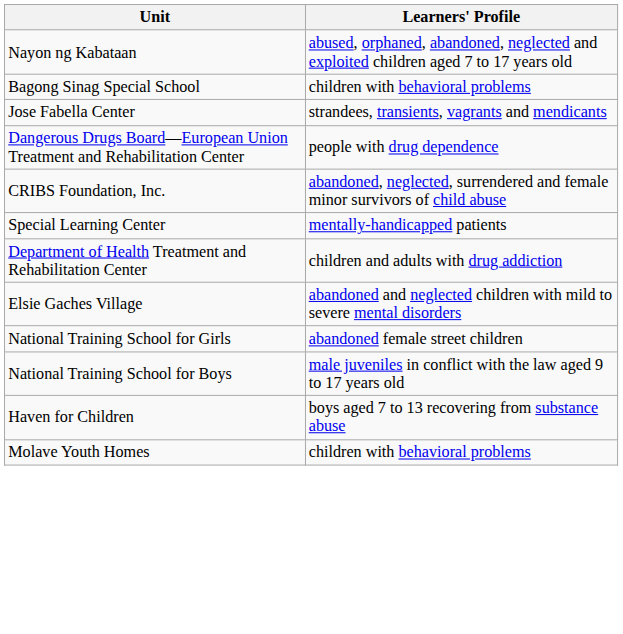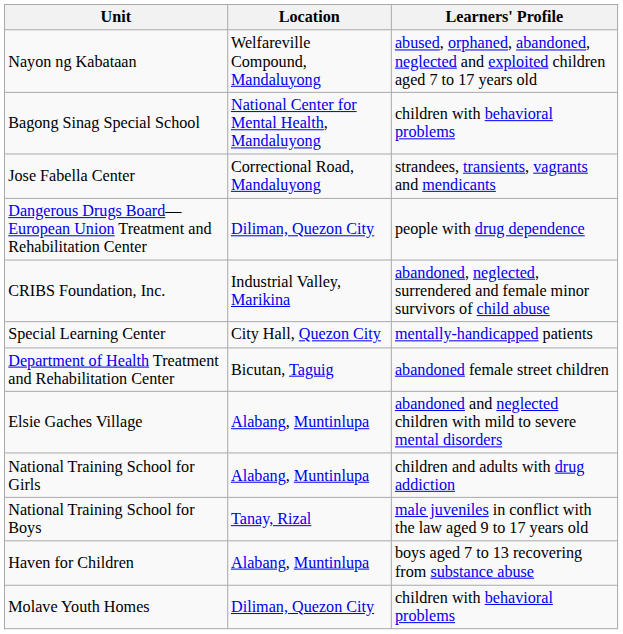+ column: (309, 17)
(436, 260) children and adults with drug addiction -> (502, 369) abandoned female street children
(416, 338) abandoned female street children -> (490, 475) children and adults with drug addiction
